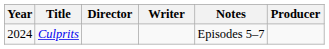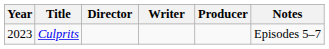columns swapped: (296, 14) <-> (231, 14)
(20, 34) 2024 -> (20, 34) 2023
